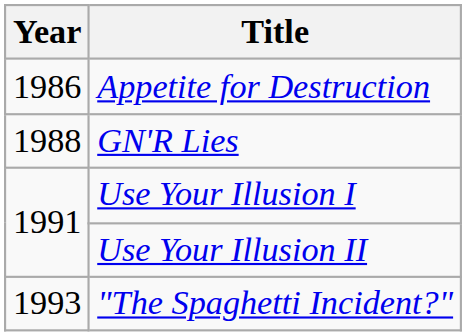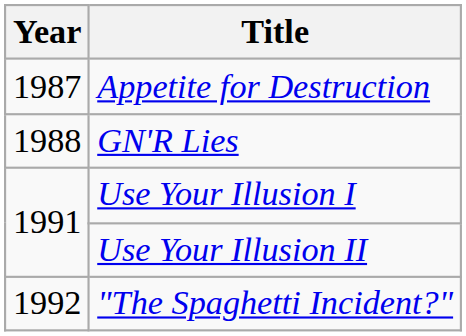(47, 85) 1986 -> (47, 85) 1987
(47, 303) 1993 -> (47, 303) 1992
